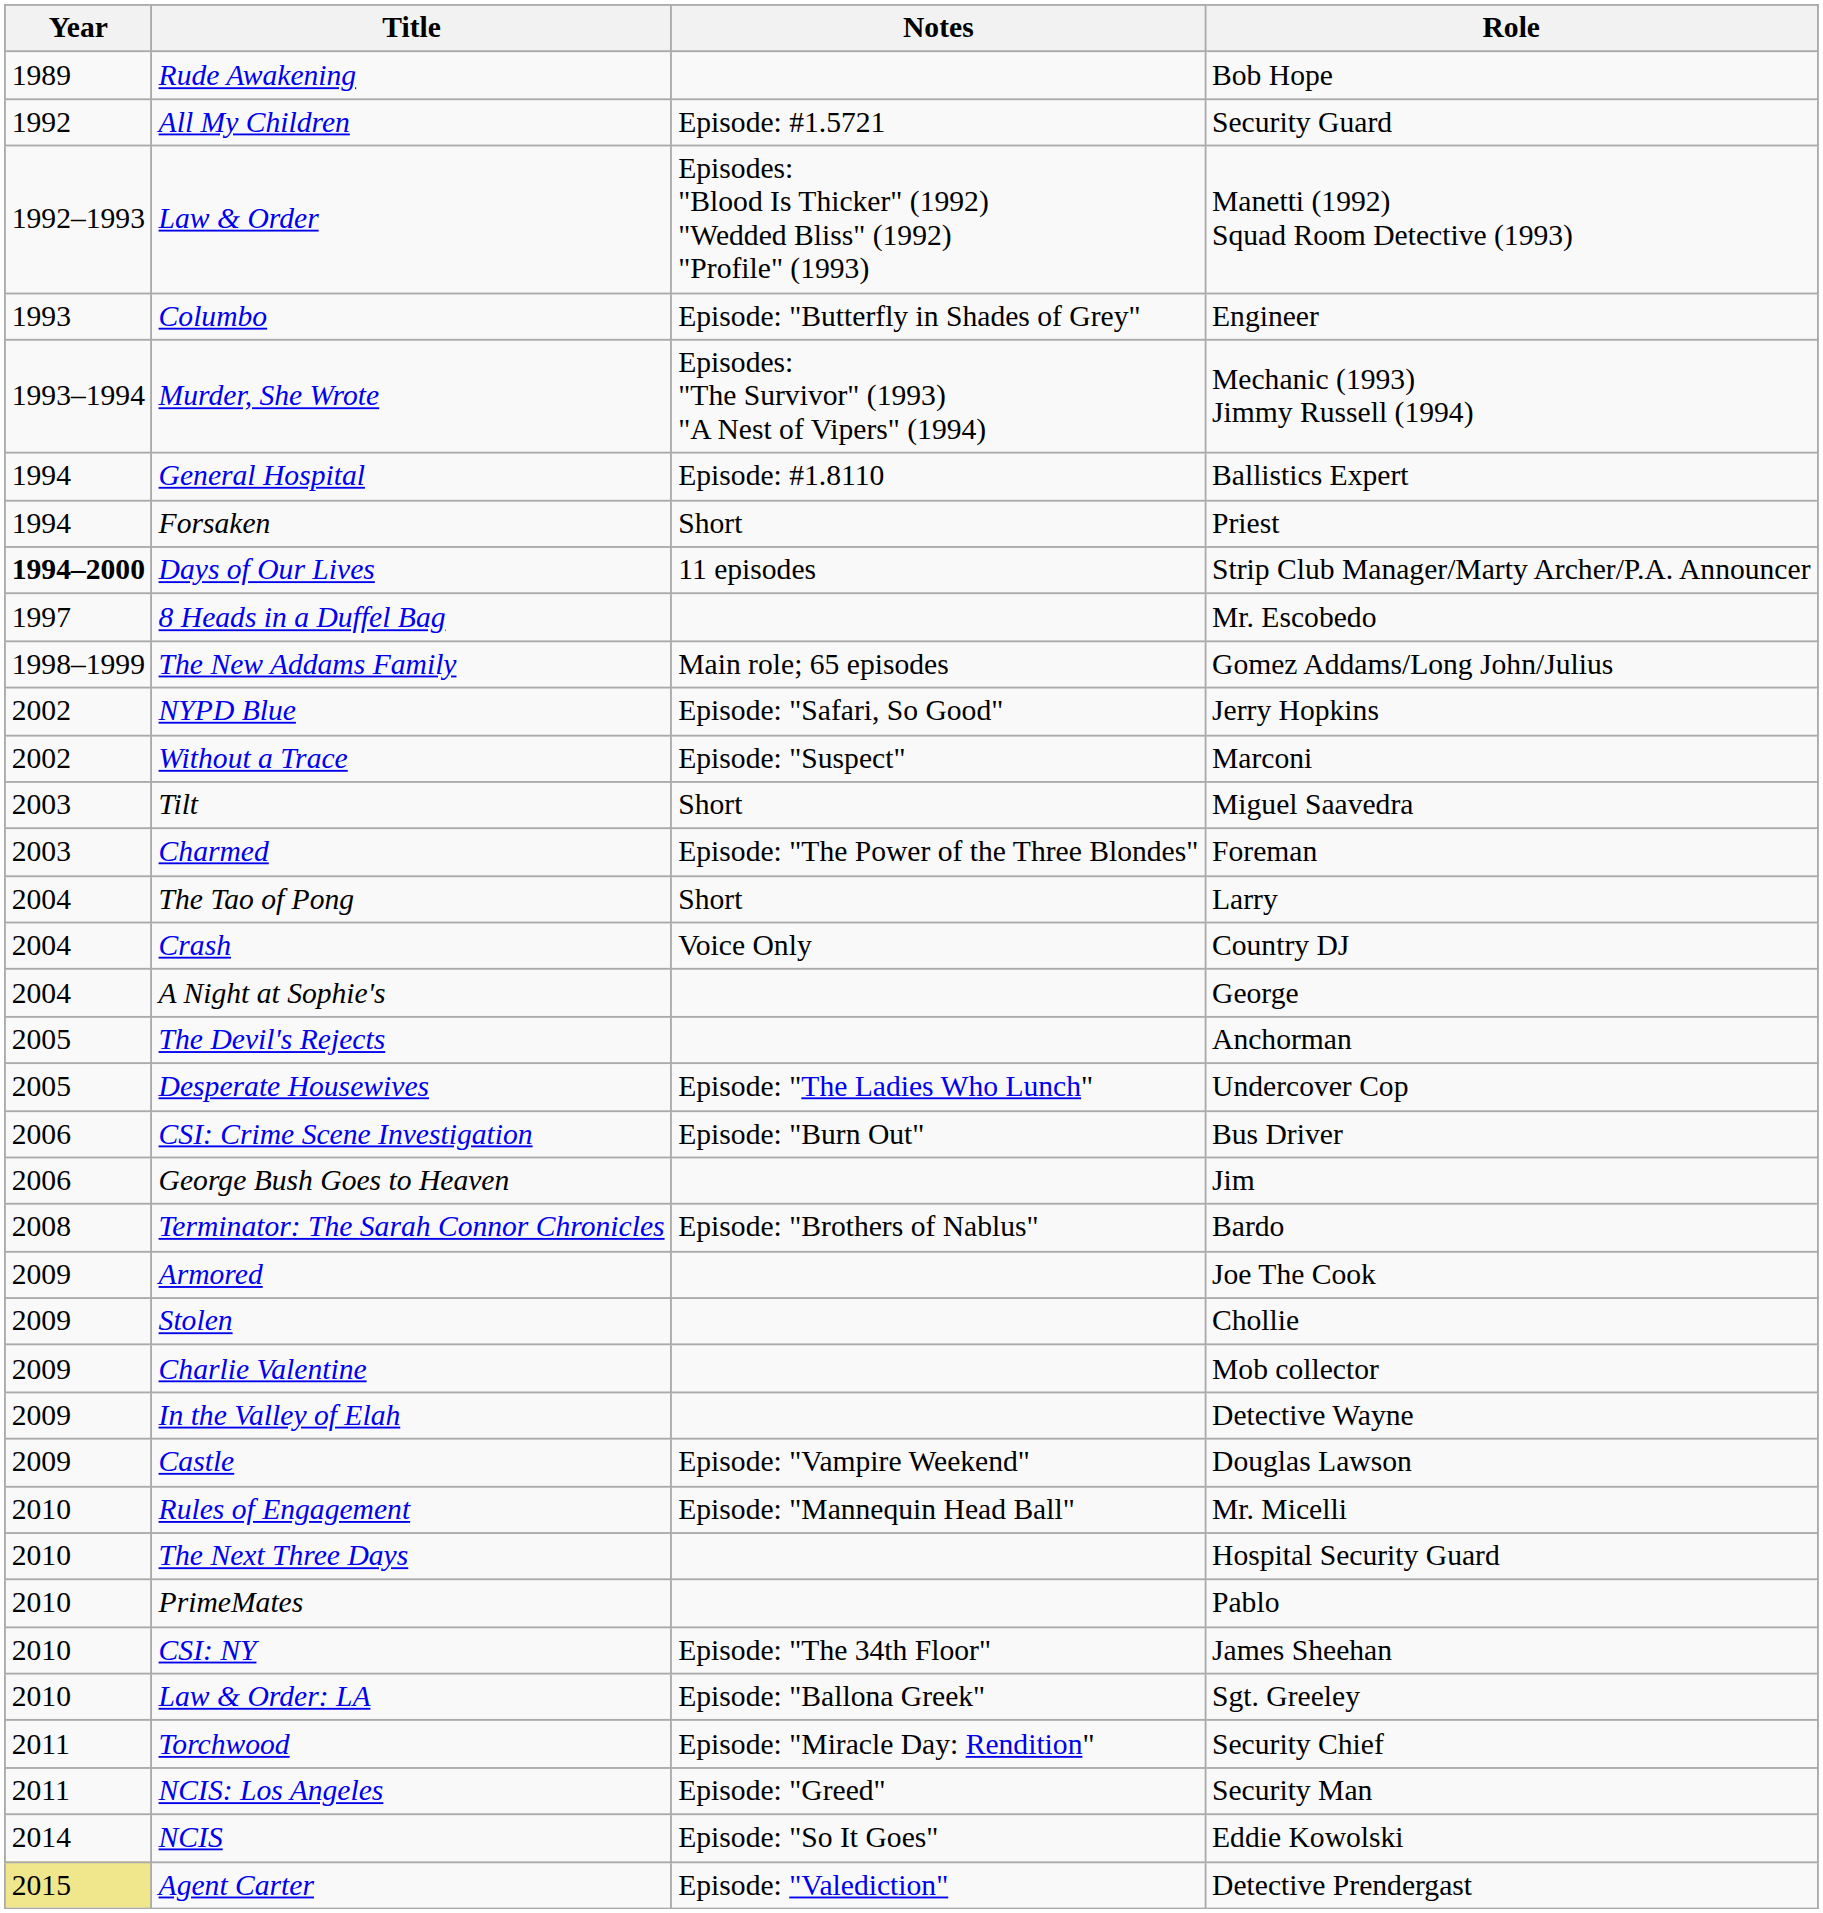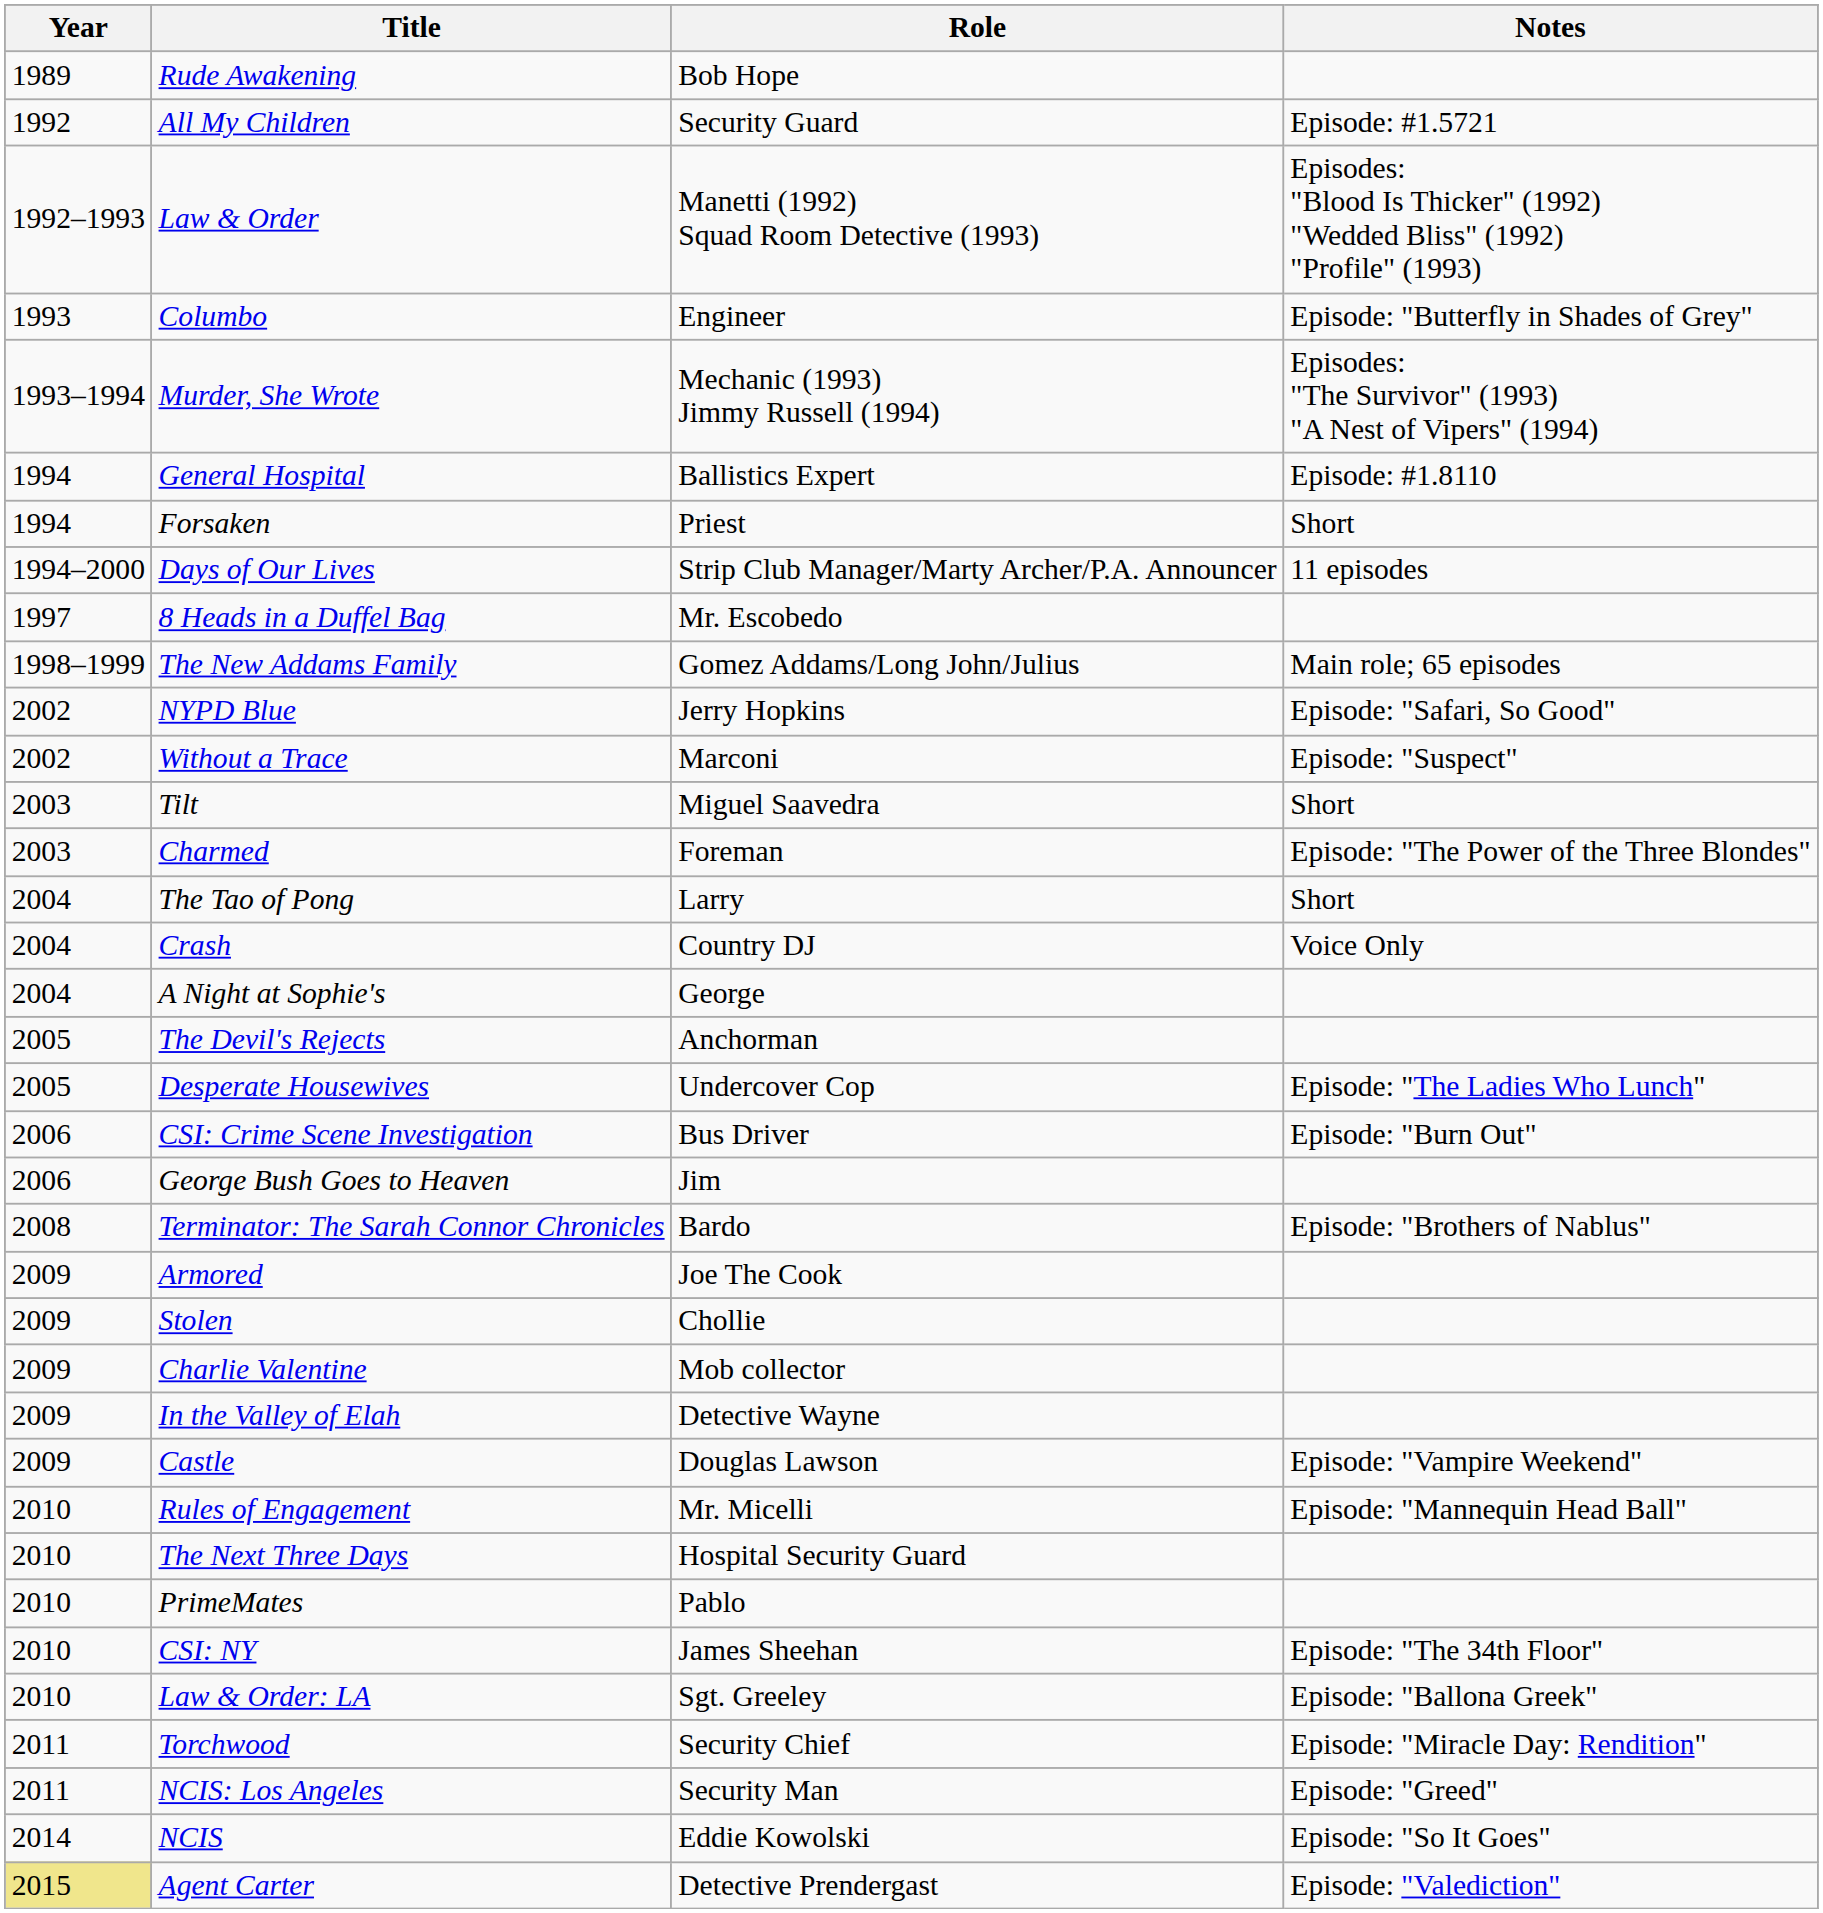columns swapped: (1511, 27) <-> (938, 27)
(78, 570) bold -> (78, 570) normal
